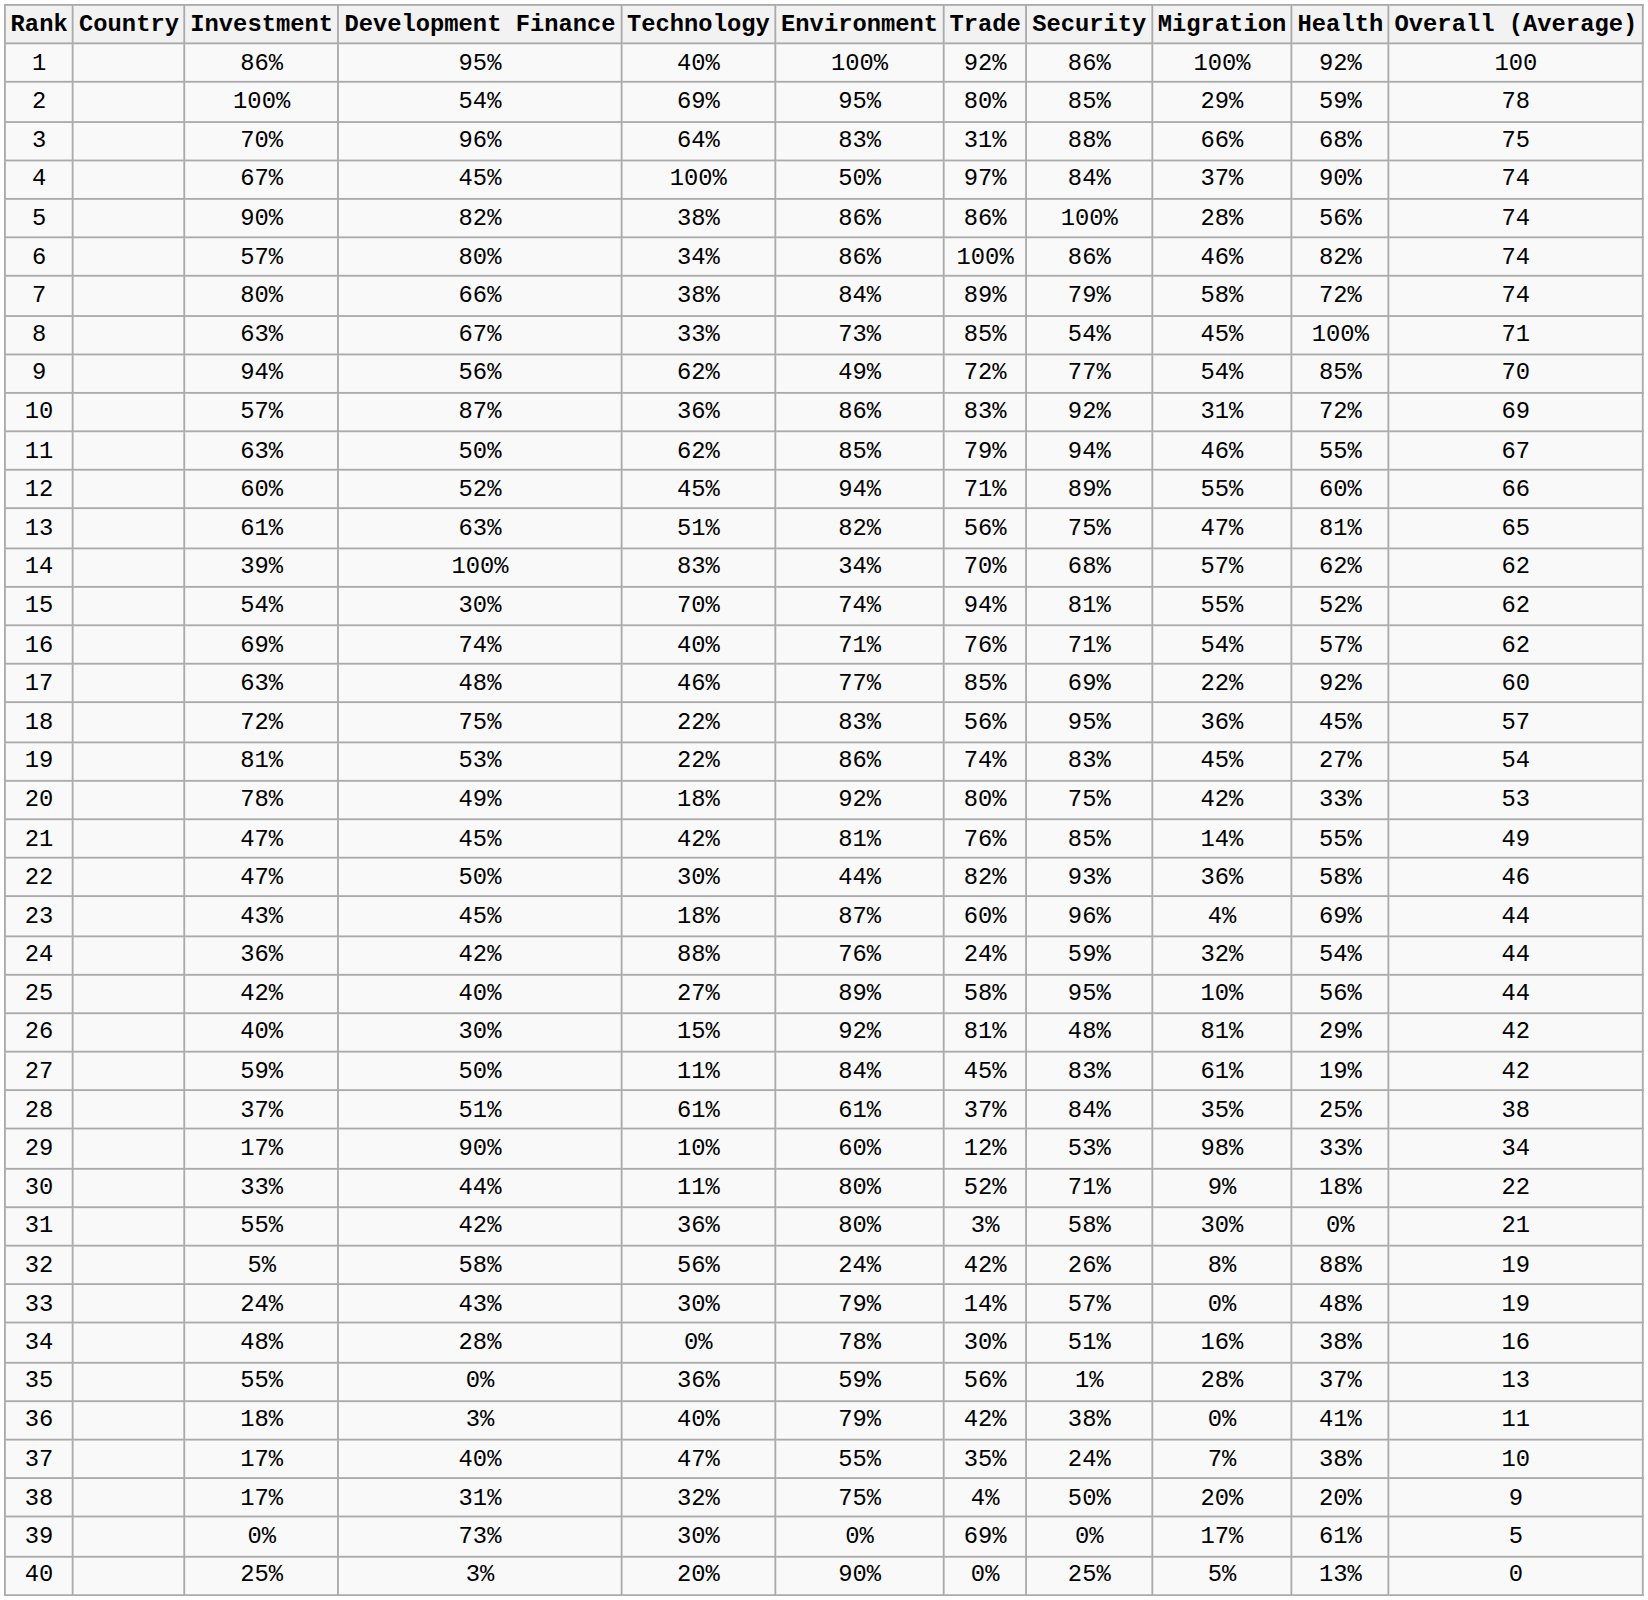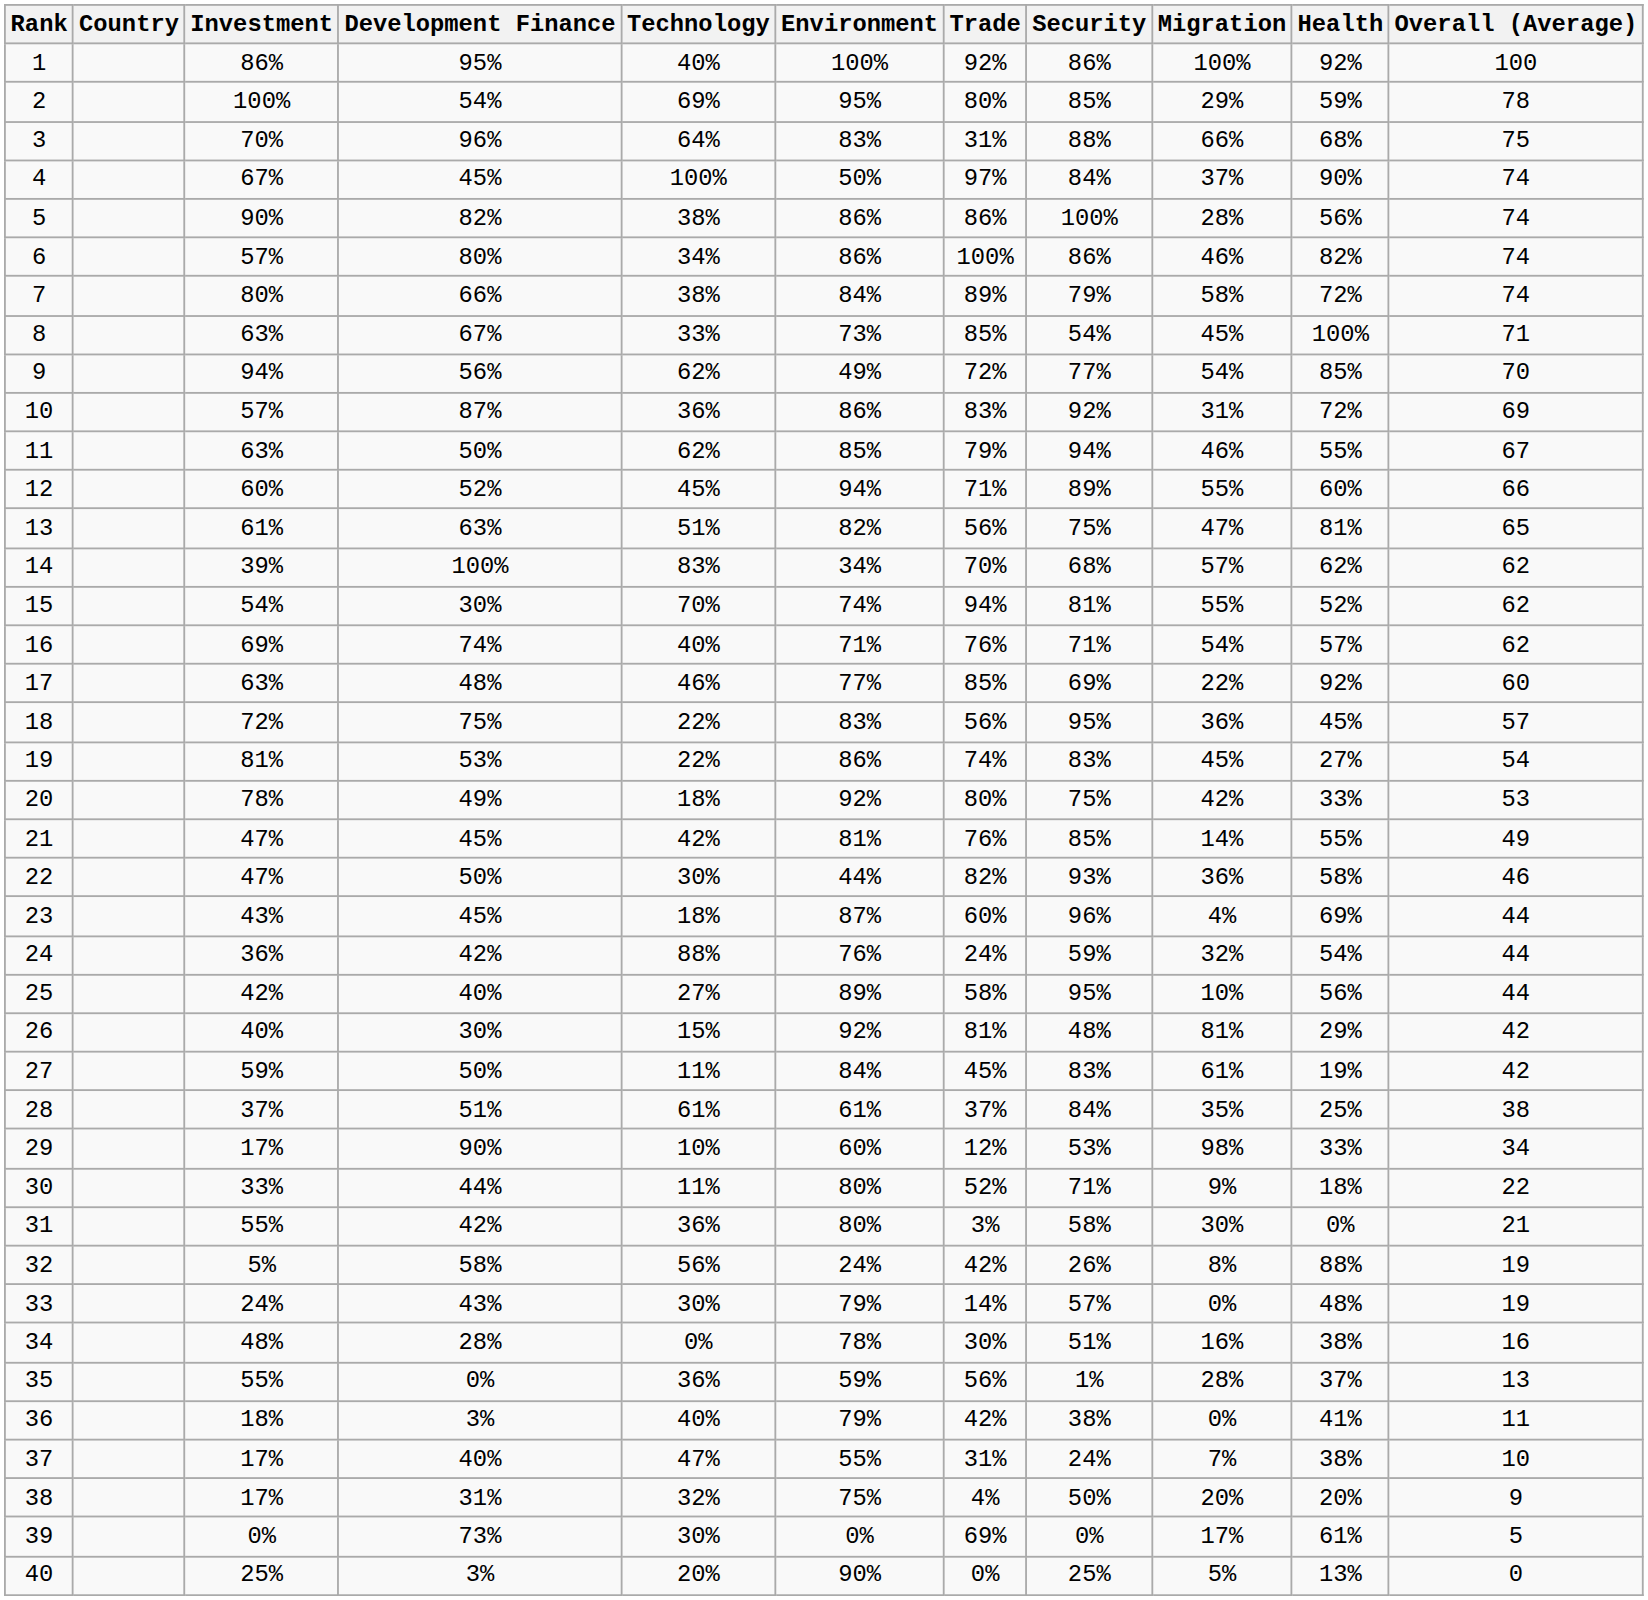(985, 1459) 35% -> (985, 1459) 31%
